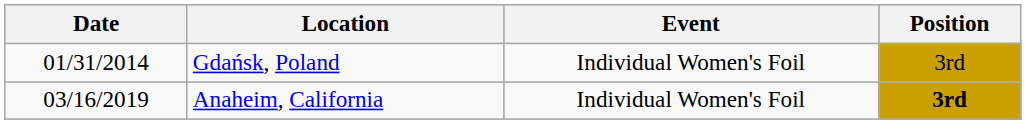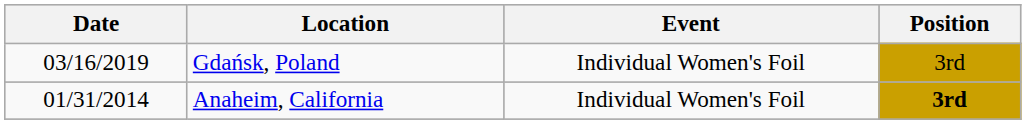(96, 62) 01/31/2014 -> (96, 62) 03/16/2019
(96, 100) 03/16/2019 -> (96, 100) 01/31/2014
